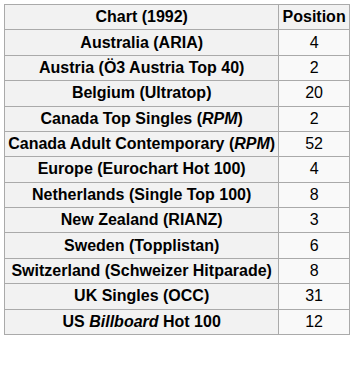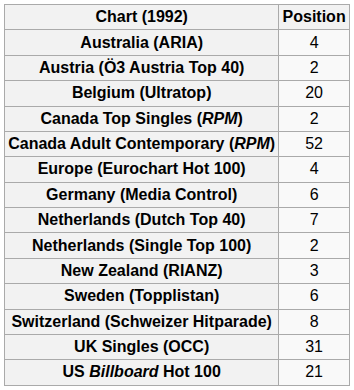+ row: (142, 194)
+ row: (142, 220)
(314, 194) 8 -> (314, 245) 2
(314, 321) 12 -> (314, 372) 21
